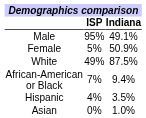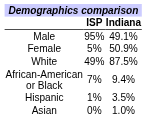(94, 98) 4% -> (94, 98) 1%
